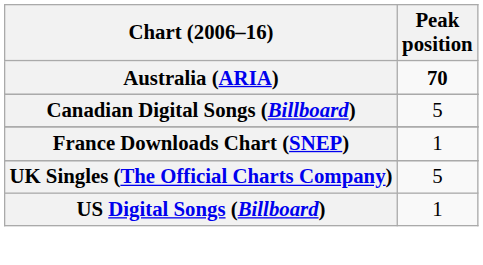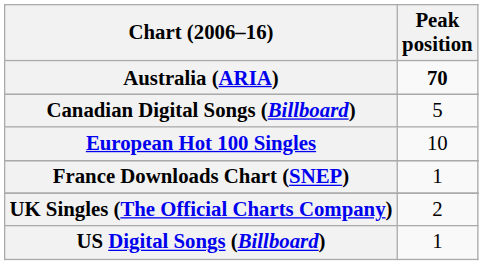+ row: (201, 143)
(437, 176) 5 -> (437, 209) 2
